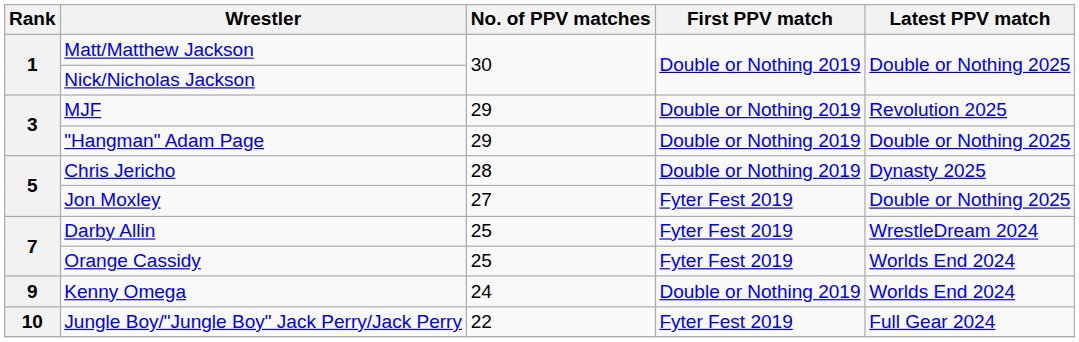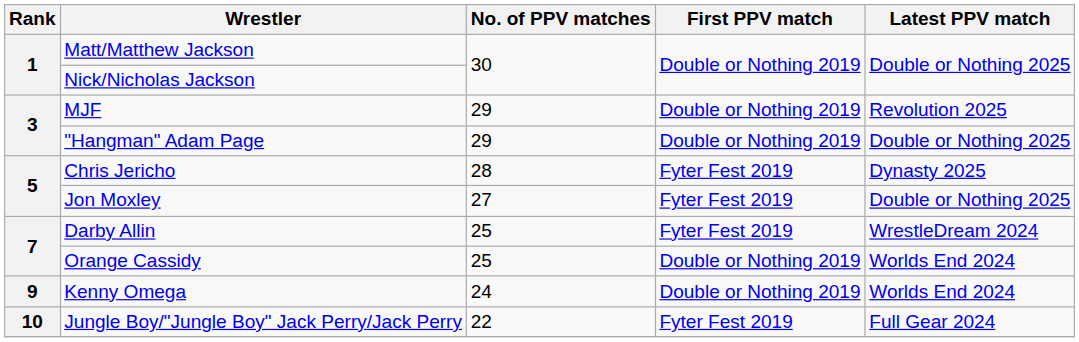(760, 170) Double or Nothing 2019 -> (726, 170) Fyter Fest 2019
(726, 261) Fyter Fest 2019 -> (760, 261) Double or Nothing 2019
